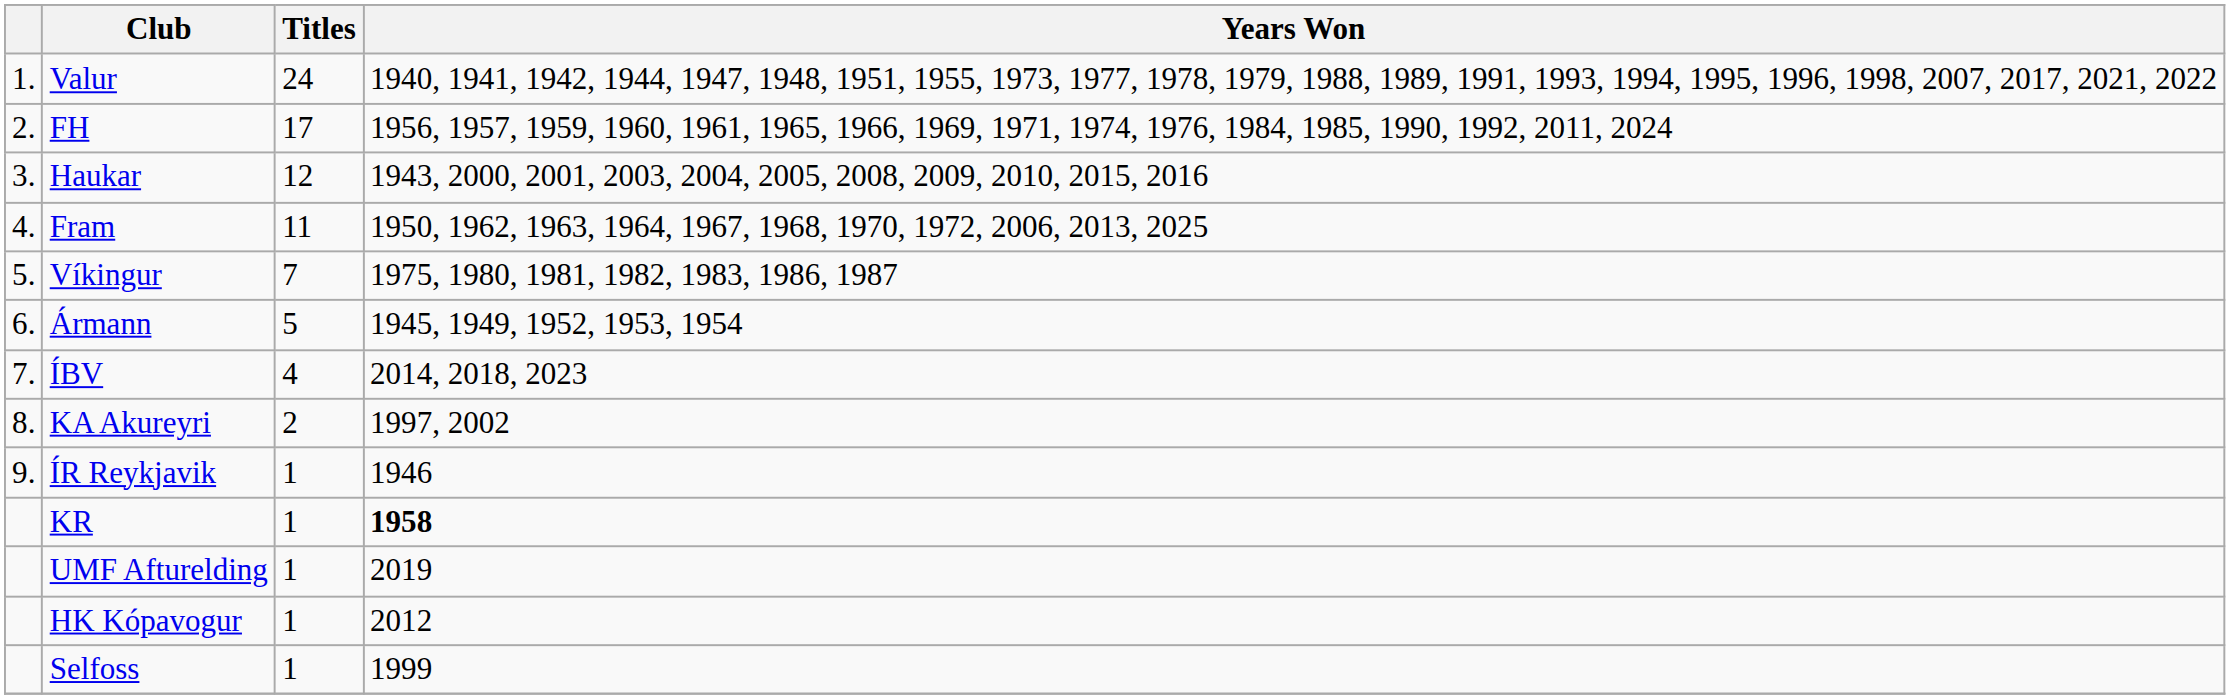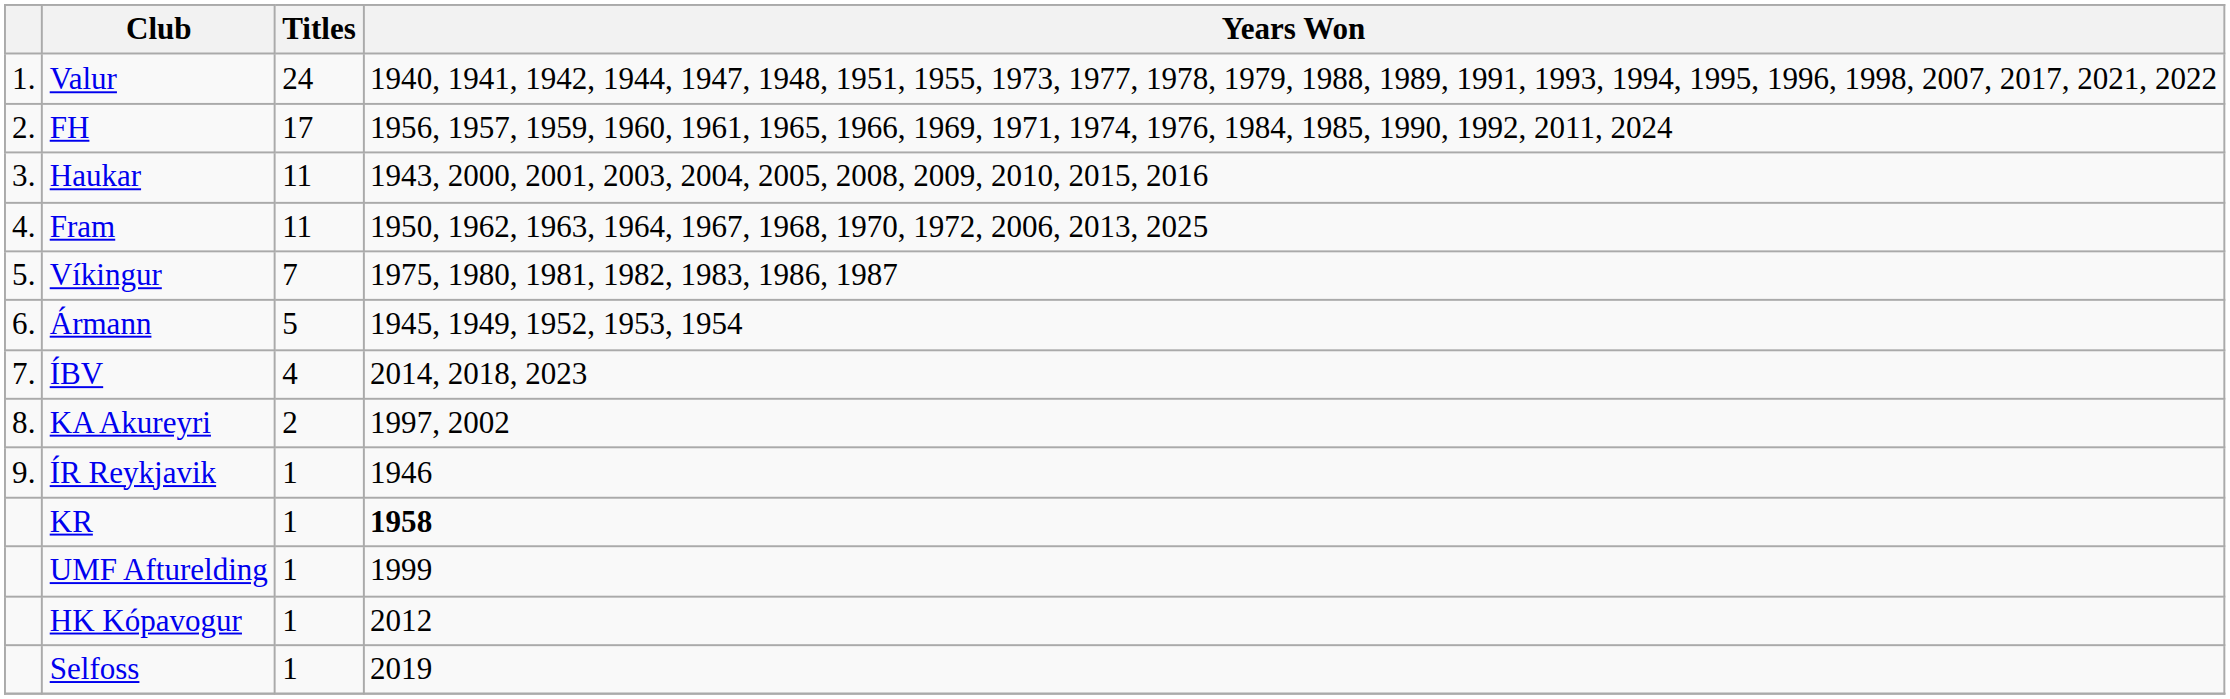(298, 176) 12 -> (297, 176) 11
(401, 570) 2019 -> (401, 570) 1999
(401, 669) 1999 -> (401, 669) 2019
